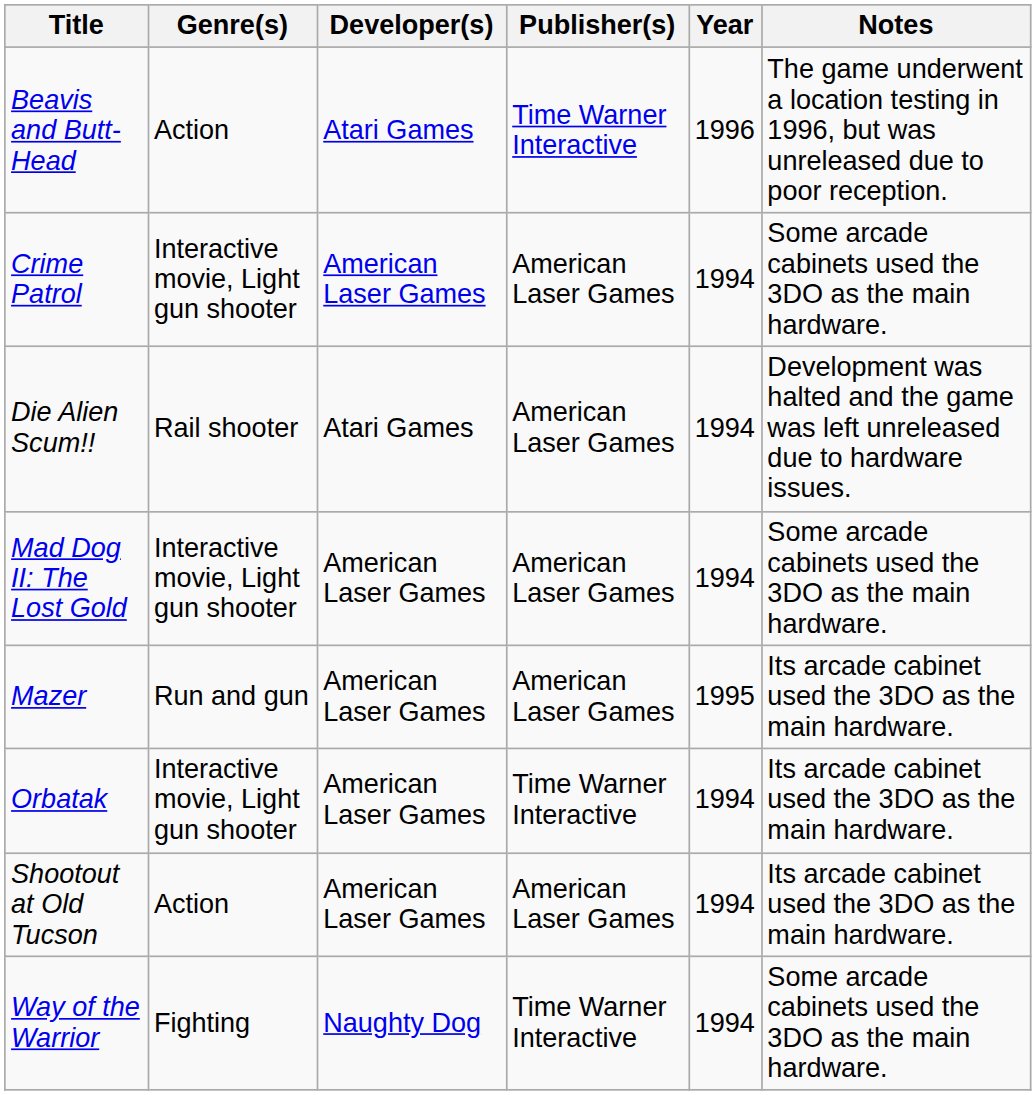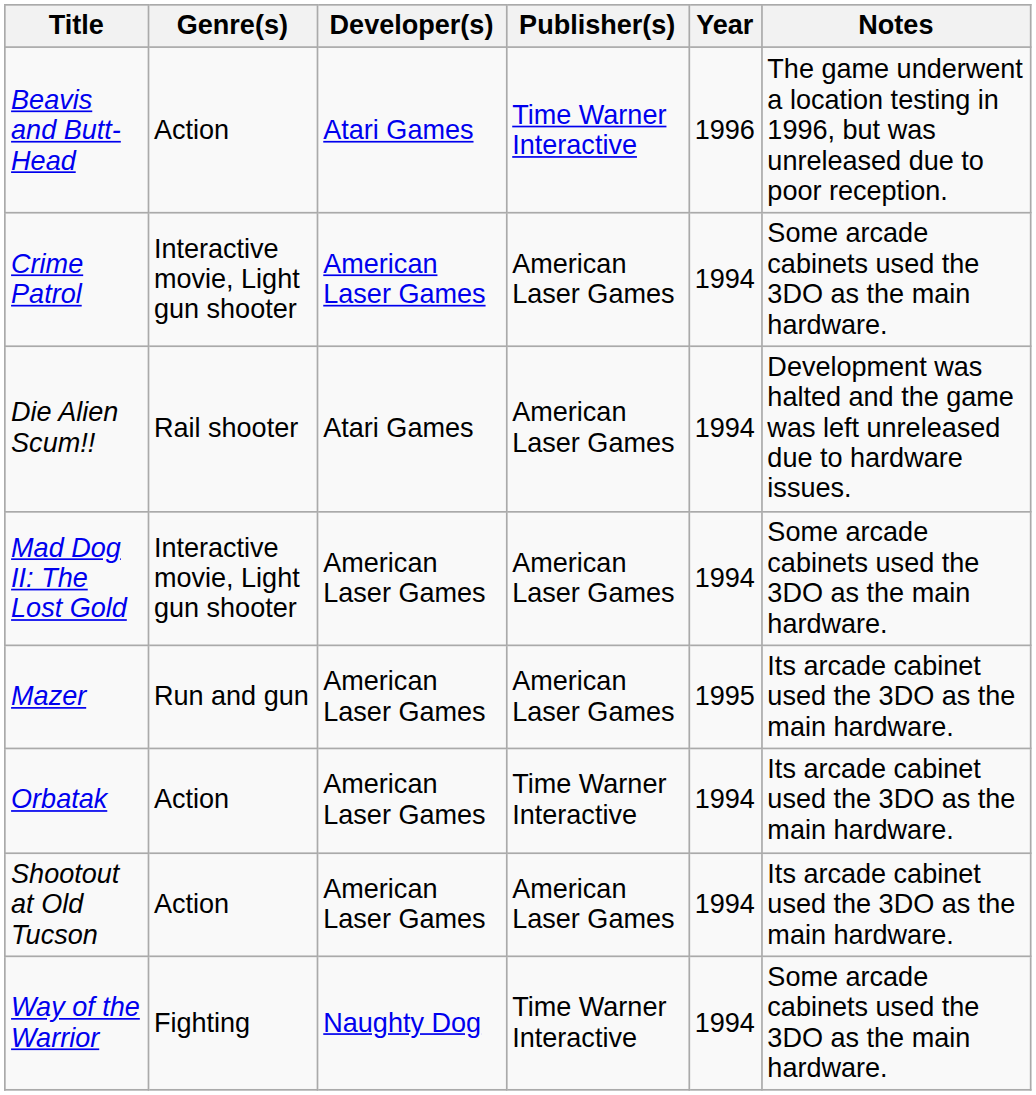(227, 800) Interactive movie, Light gun shooter -> (191, 800) Action
